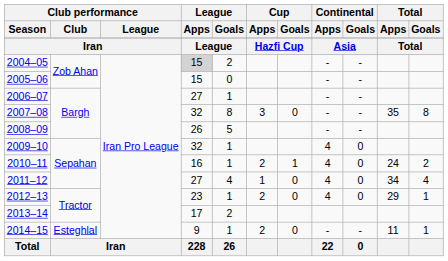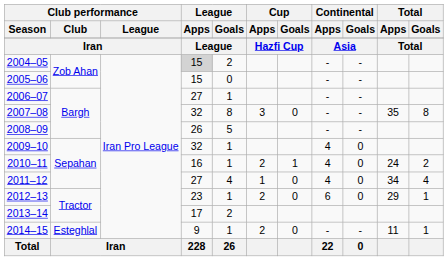(328, 197) 4 -> (328, 197) 6
